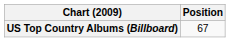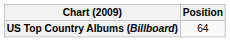(203, 28) 67 -> (203, 28) 64
